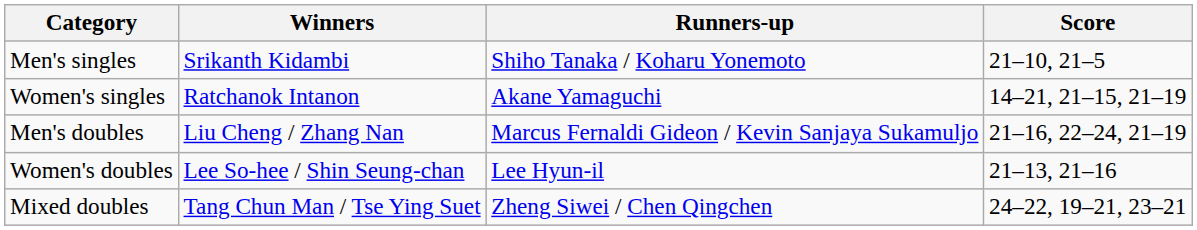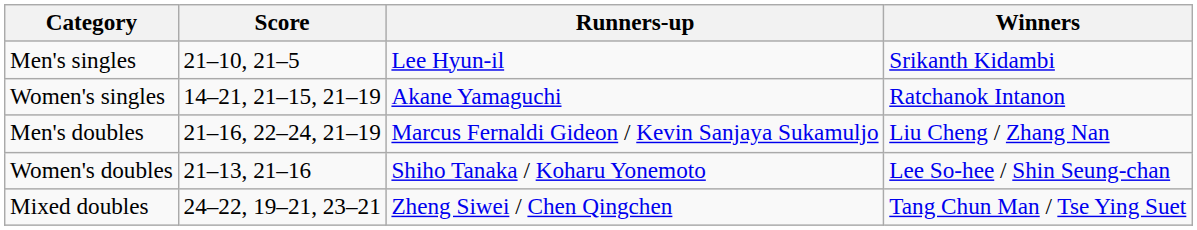columns swapped: (332, 22) <-> (1088, 22)
(648, 59) Shiho Tanaka / Koharu Yonemoto -> (448, 59) Lee Hyun-il
(548, 170) Lee Hyun-il -> (549, 170) Shiho Tanaka / Koharu Yonemoto
